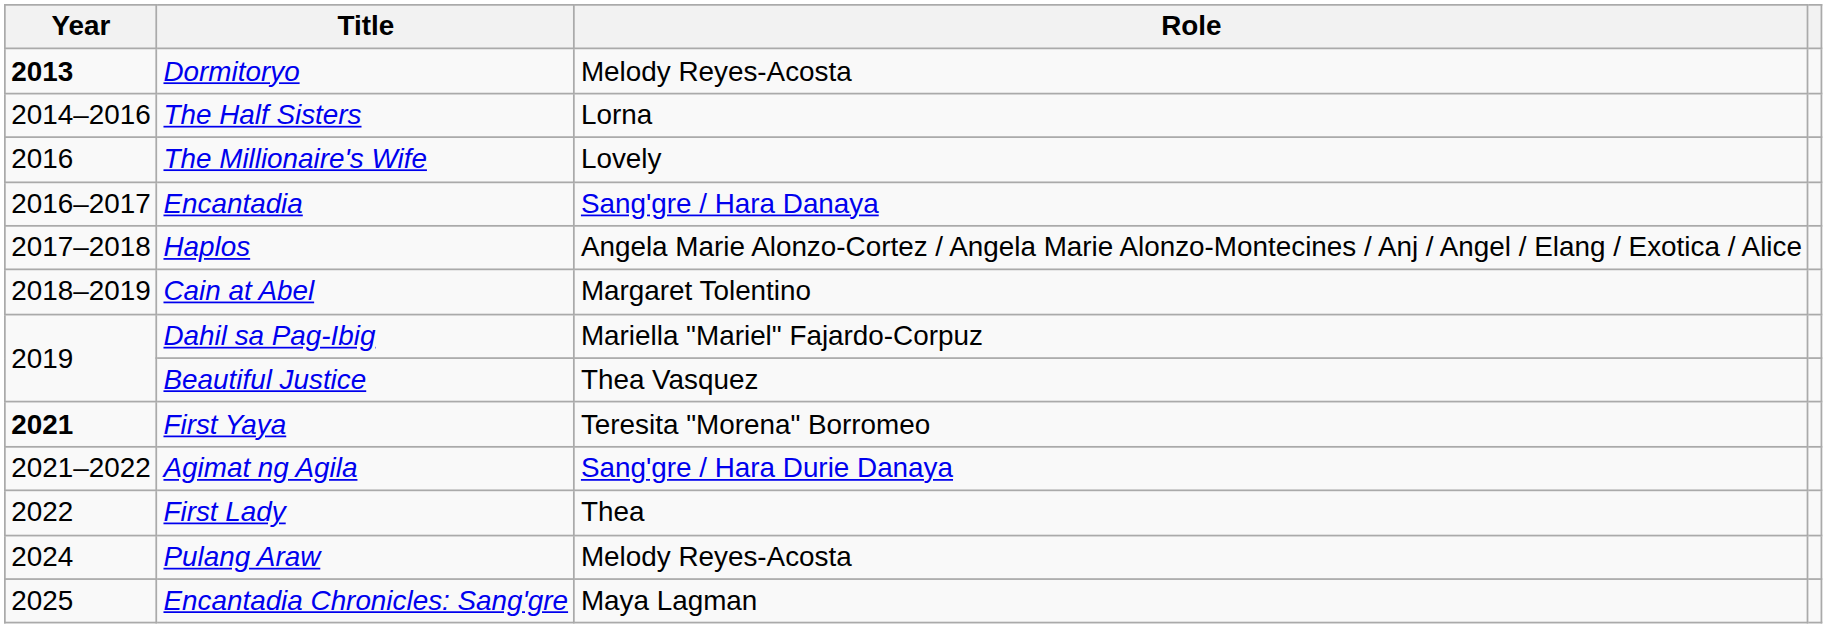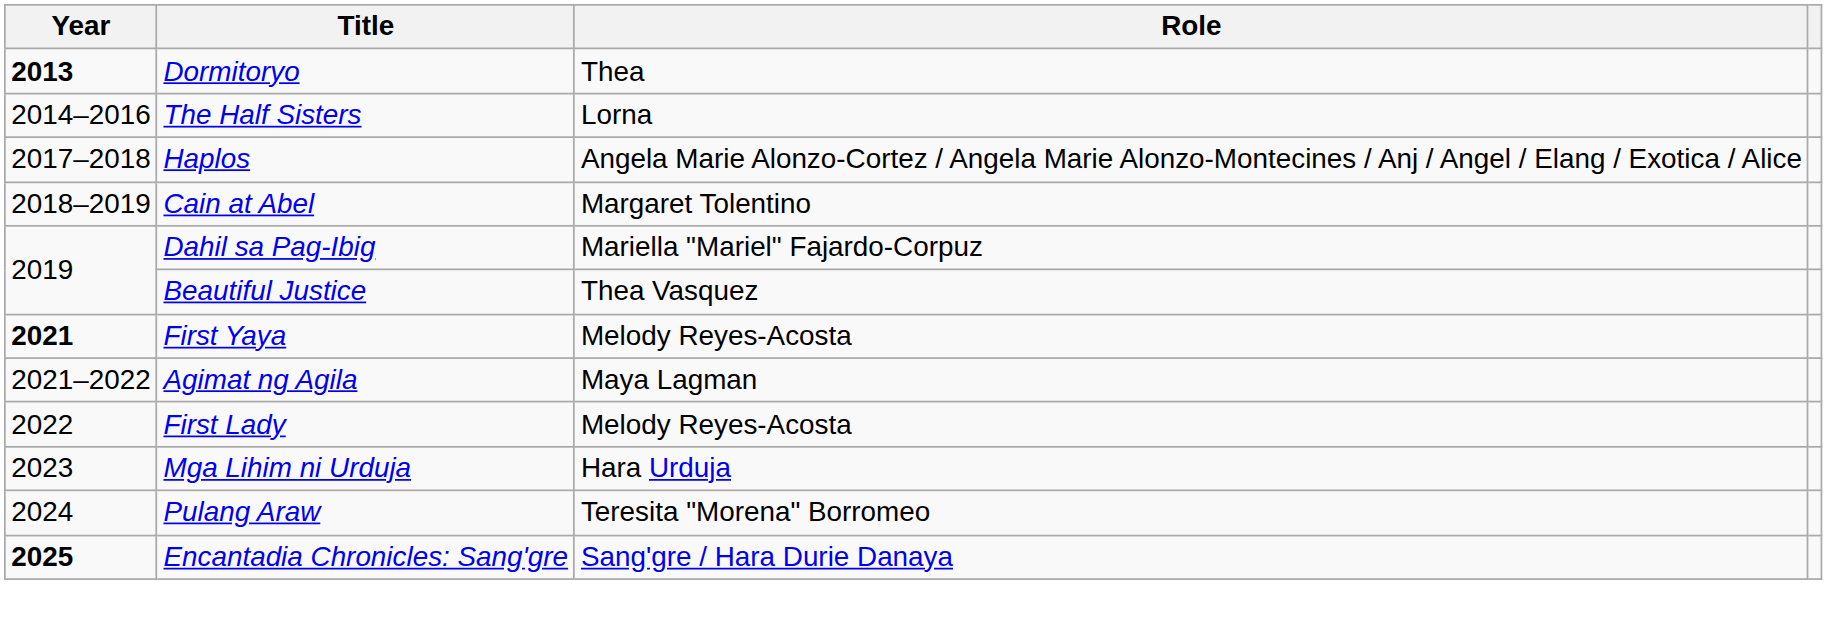(716, 70) Melody Reyes-Acosta -> (613, 70) Thea
- row: (295, 159)
- row: (233, 203)
(756, 423) Teresita "Morena" Borromeo -> (716, 335) Melody Reyes-Acosta
(767, 468) Sang'gre / Hara Durie Danaya -> (669, 379) Maya Lagman
(613, 512) Thea -> (716, 423) Melody Reyes-Acosta
+ row: (287, 468)
(716, 556) Melody Reyes-Acosta -> (756, 512) Teresita "Morena" Borromeo
(42, 600) normal -> (42, 556) bold
(669, 600) Maya Lagman -> (767, 556) Sang'gre / Hara Durie Danaya
